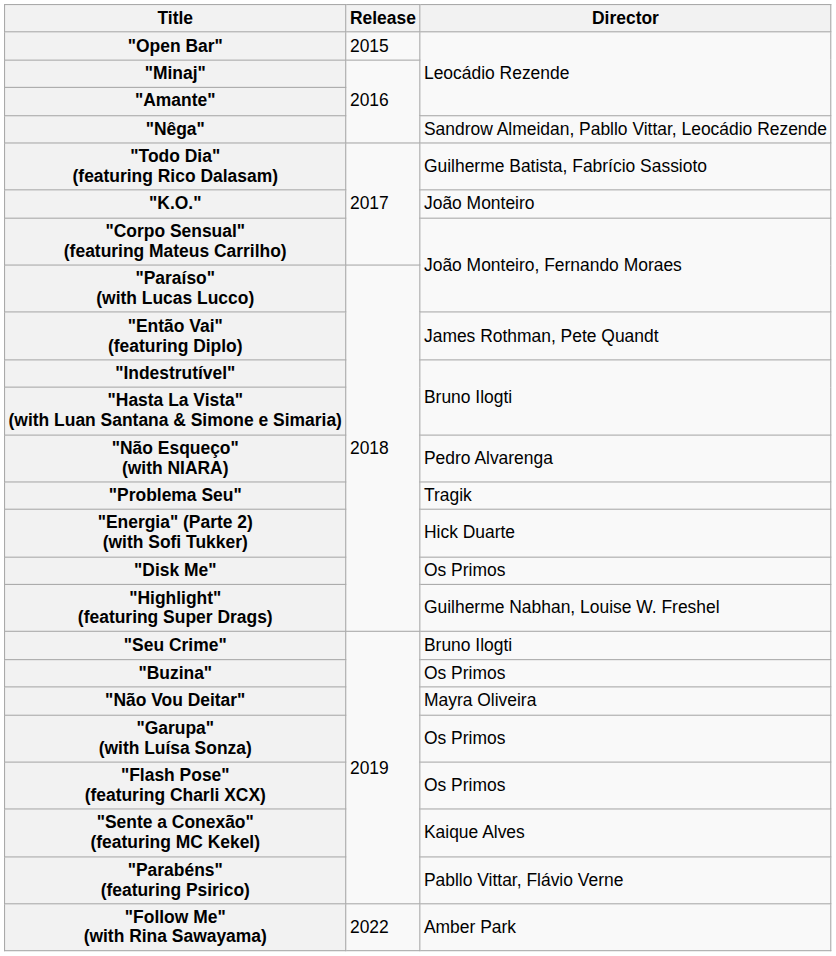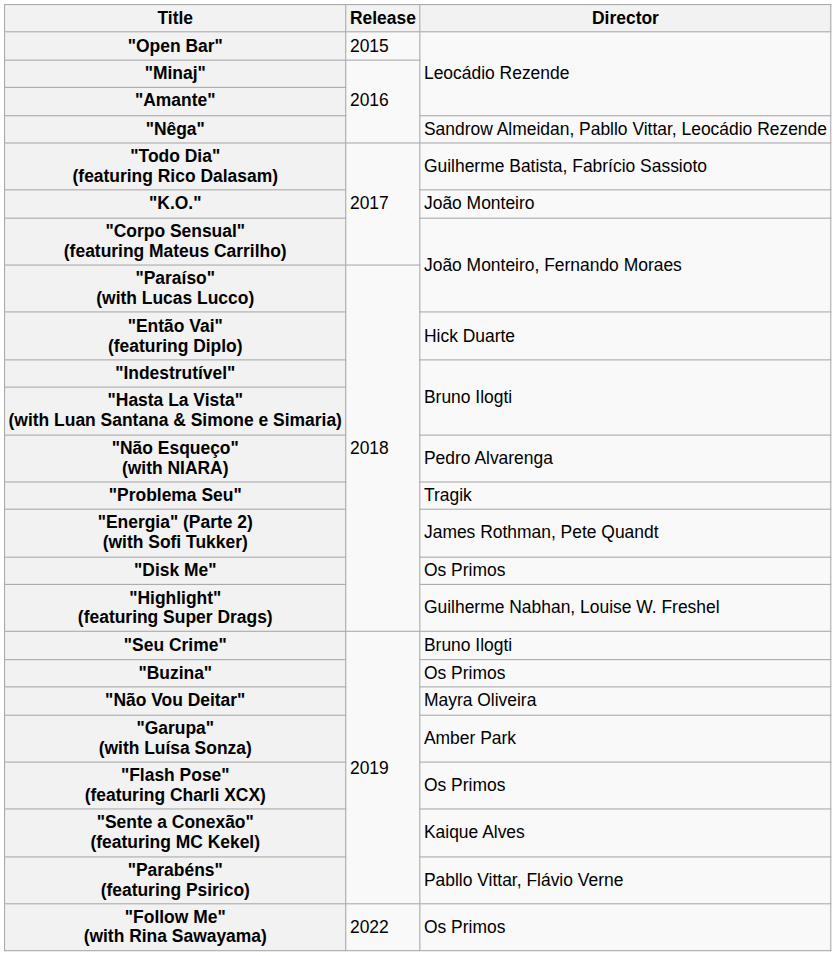(541, 335) James Rothman, Pete Quandt -> (470, 335) Hick Duarte
(470, 533) Hick Duarte -> (541, 533) James Rothman, Pete Quandt
(465, 738) Os Primos -> (470, 738) Amber Park
(470, 927) Amber Park -> (465, 927) Os Primos
